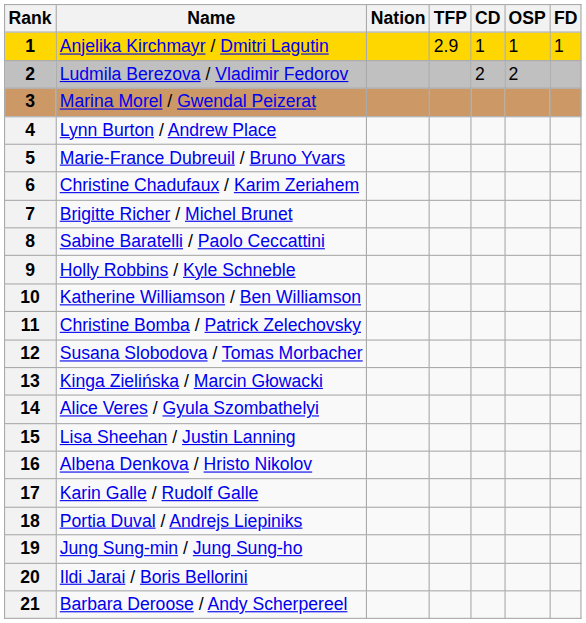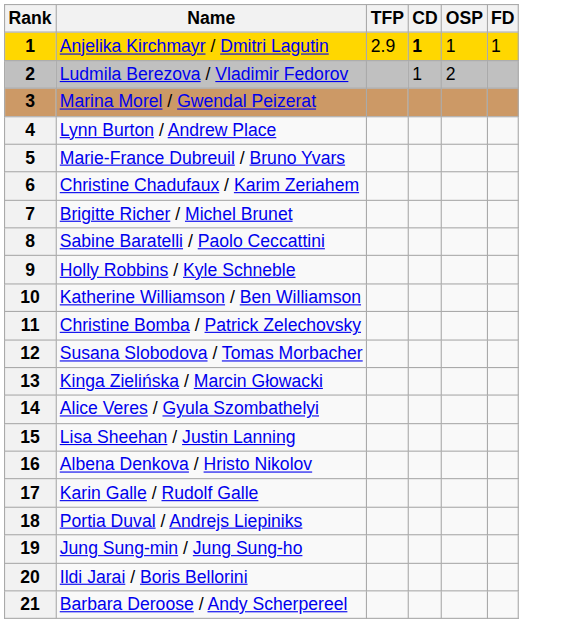- column: (398, 18)
(480, 46) normal -> (417, 46) bold
(480, 74) 2 -> (417, 74) 1
